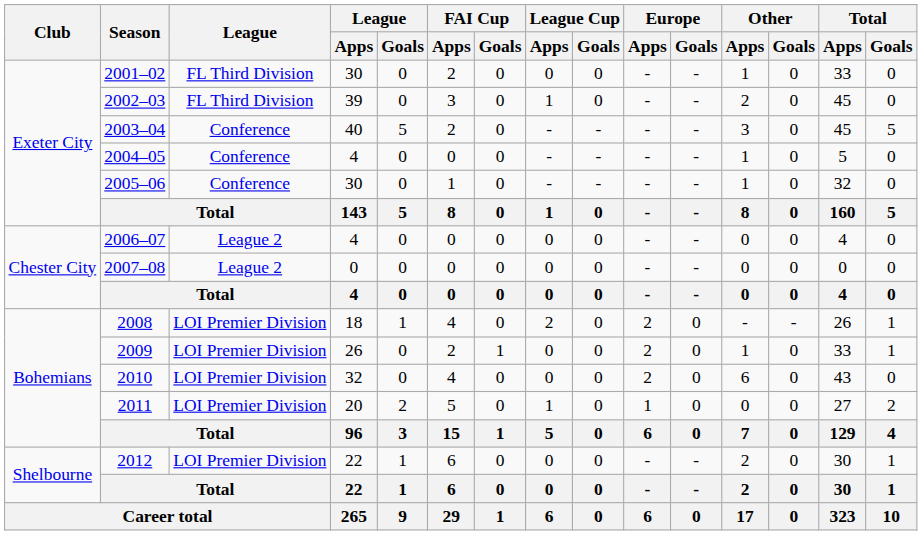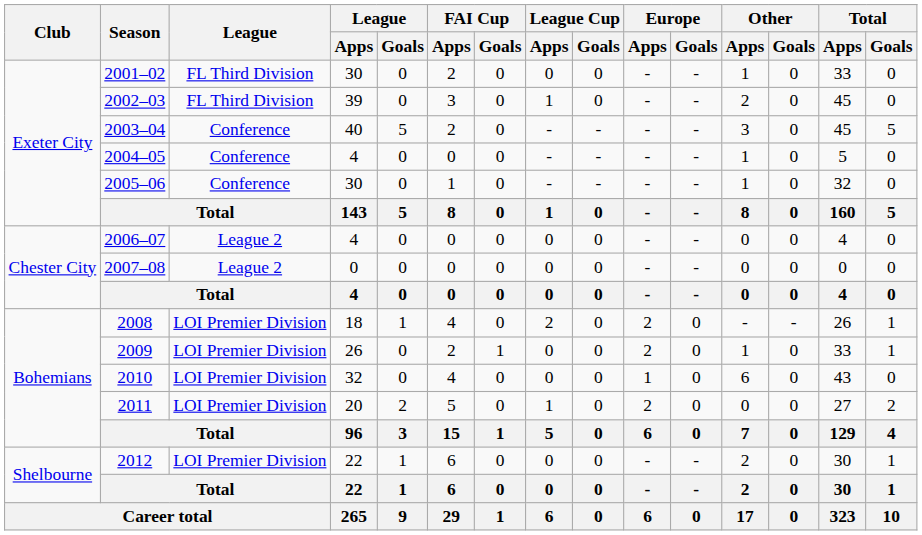(647, 377) 2 -> (647, 377) 1
(647, 405) 1 -> (647, 405) 2
